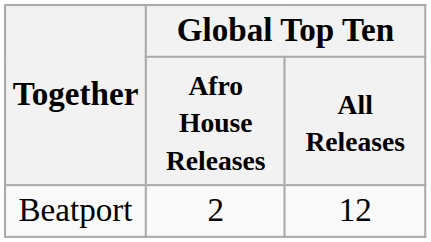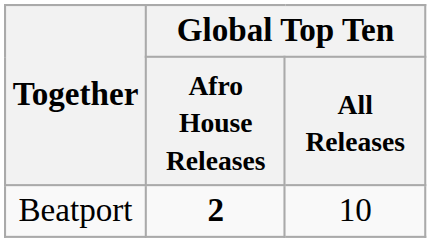(216, 210) normal -> (216, 210) bold
(355, 210) 12 -> (355, 210) 10
